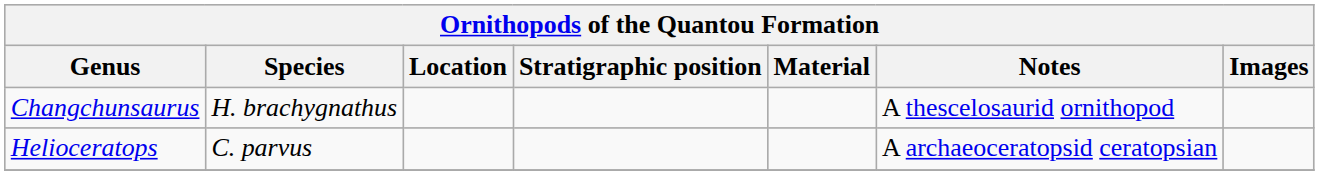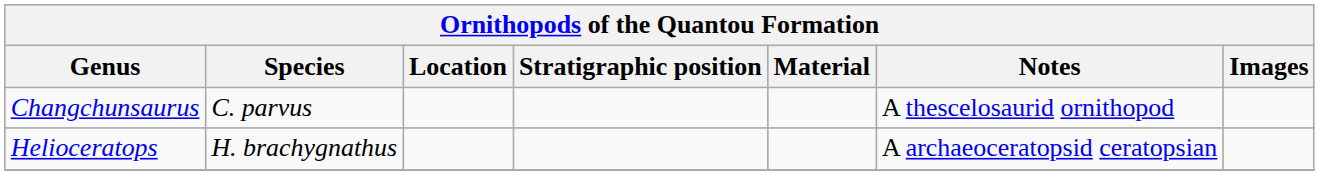(304, 107) H. brachygnathus -> (262, 107) C. parvus
(262, 148) C. parvus -> (304, 148) H. brachygnathus
